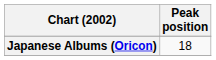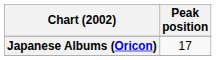(185, 45) 18 -> (185, 45) 17
